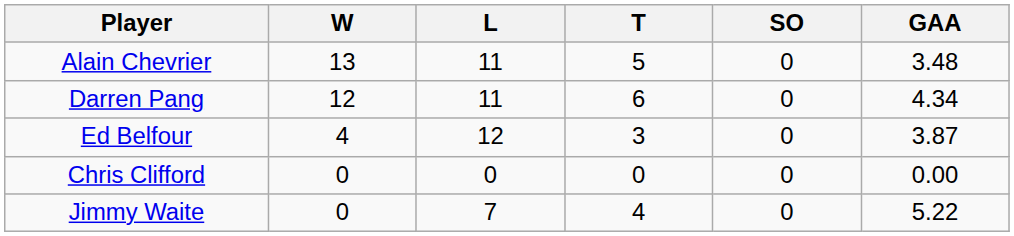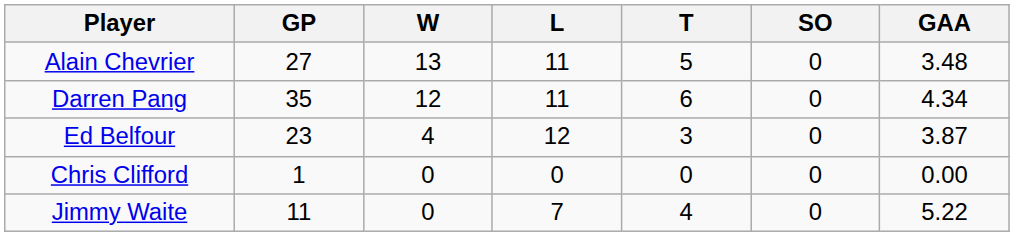+ column: (299, 23)
